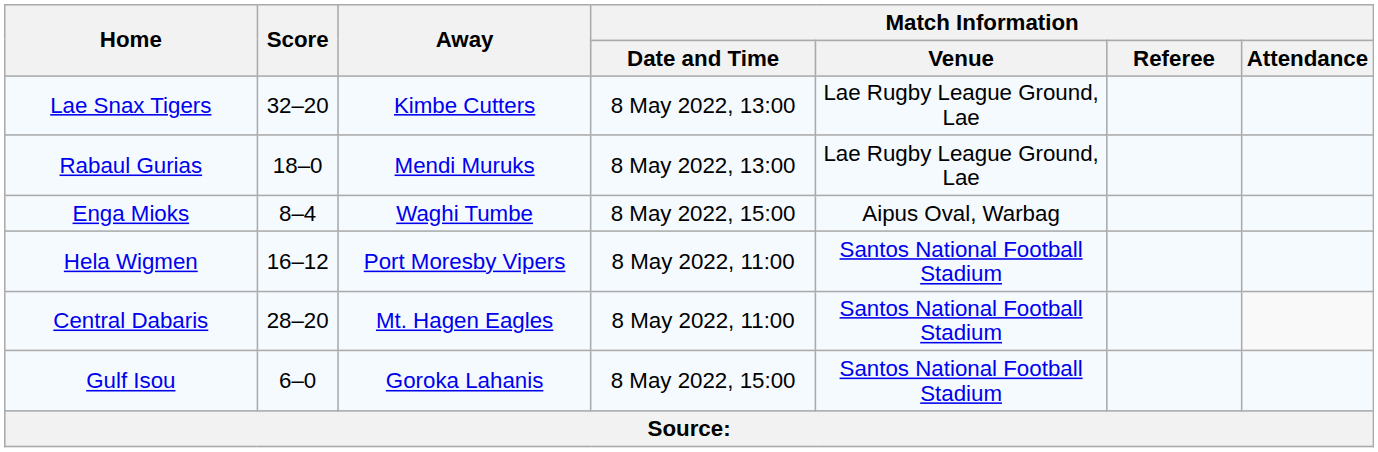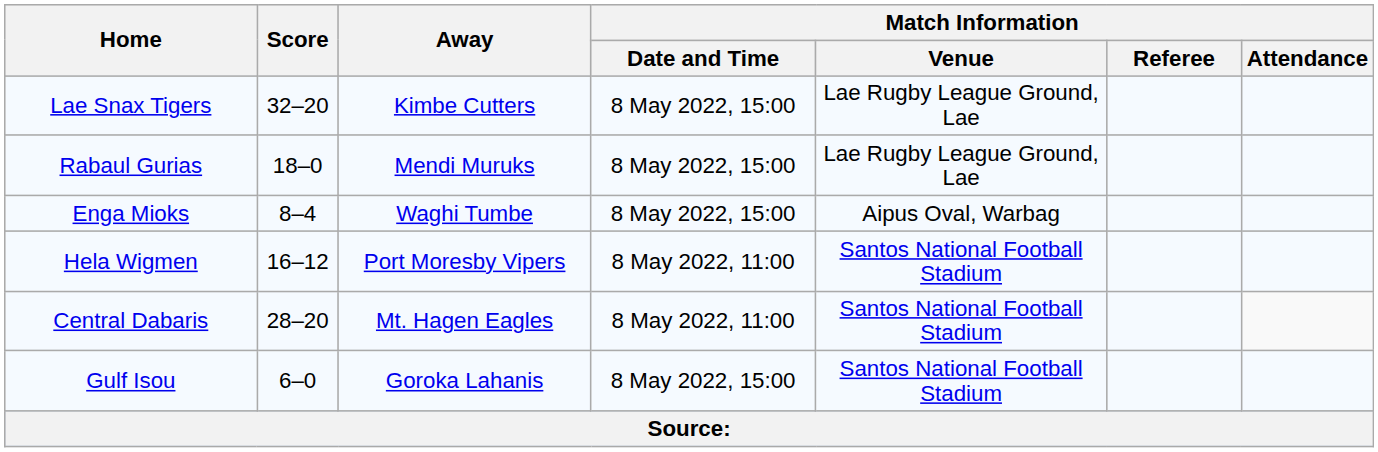(703, 106) 8 May 2022, 13:00 -> (703, 106) 8 May 2022, 15:00
(703, 166) 8 May 2022, 13:00 -> (703, 166) 8 May 2022, 15:00
